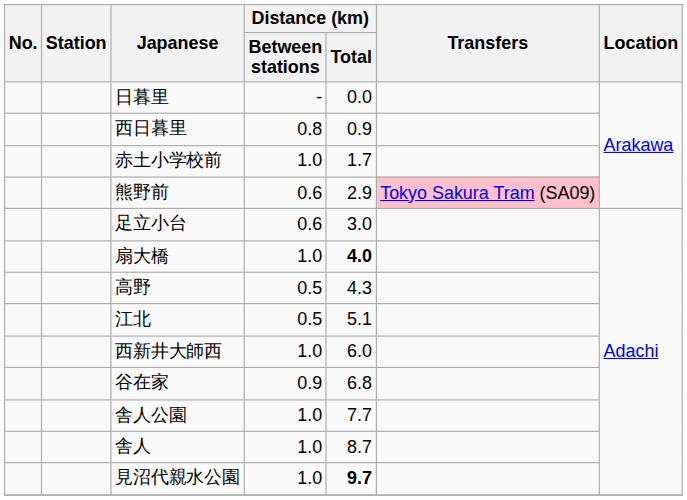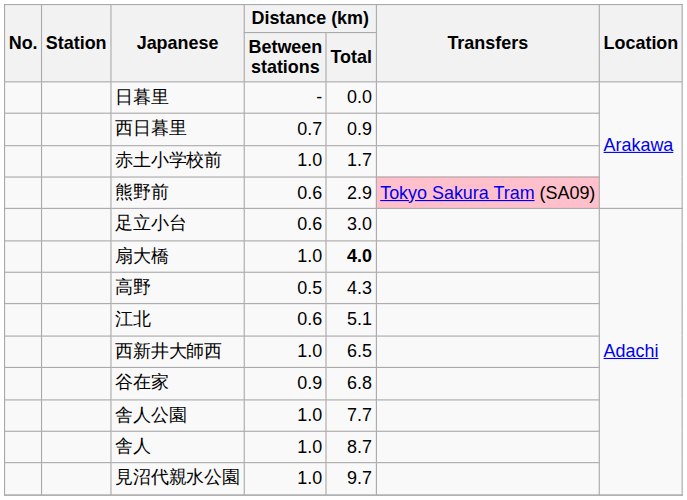(310, 129) 0.8 -> (310, 129) 0.7
(310, 319) 0.5 -> (310, 319) 0.6
(359, 351) 6.0 -> (359, 351) 6.5
(359, 478) bold -> (359, 478) normal
